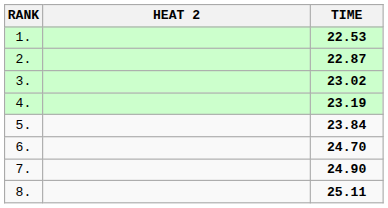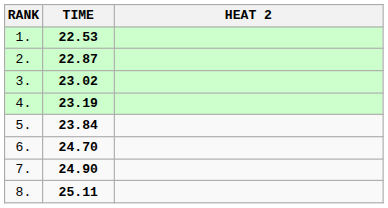columns swapped: (177, 15) <-> (347, 15)
